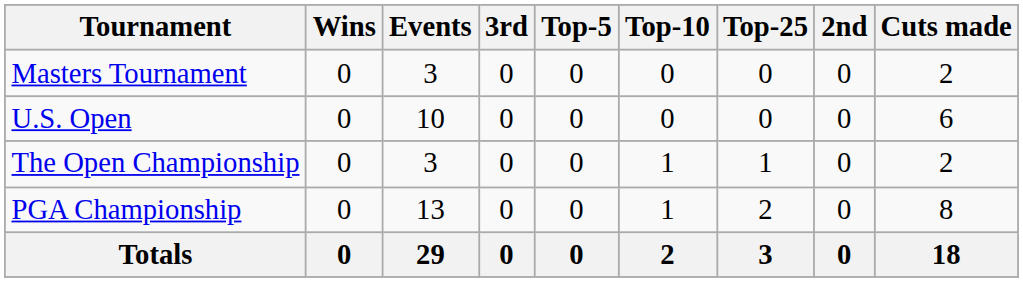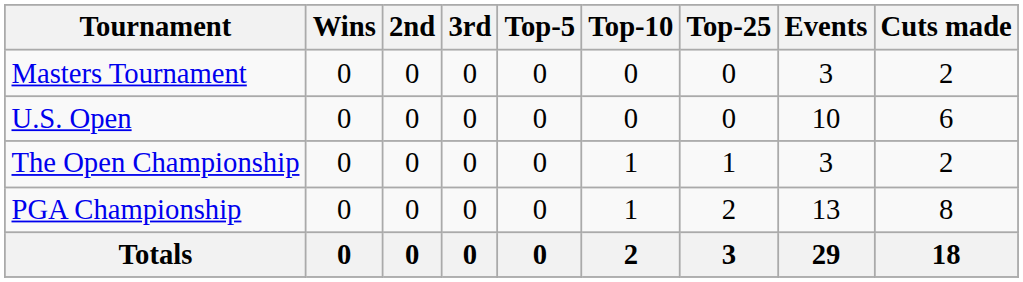columns swapped: (844, 27) <-> (430, 27)
